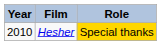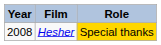(20, 32) 2010 -> (20, 32) 2008
